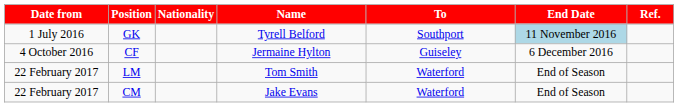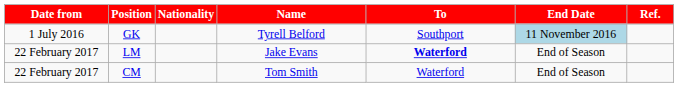- row: (132, 53)
(291, 73) Tom Smith -> (291, 53) Jake Evans
(440, 73) normal -> (440, 53) bold
(291, 92) Jake Evans -> (291, 73) Tom Smith
